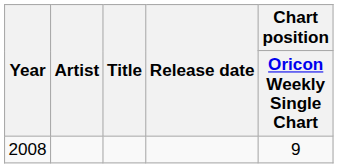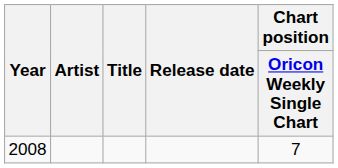(296, 149) 9 -> (296, 149) 7
